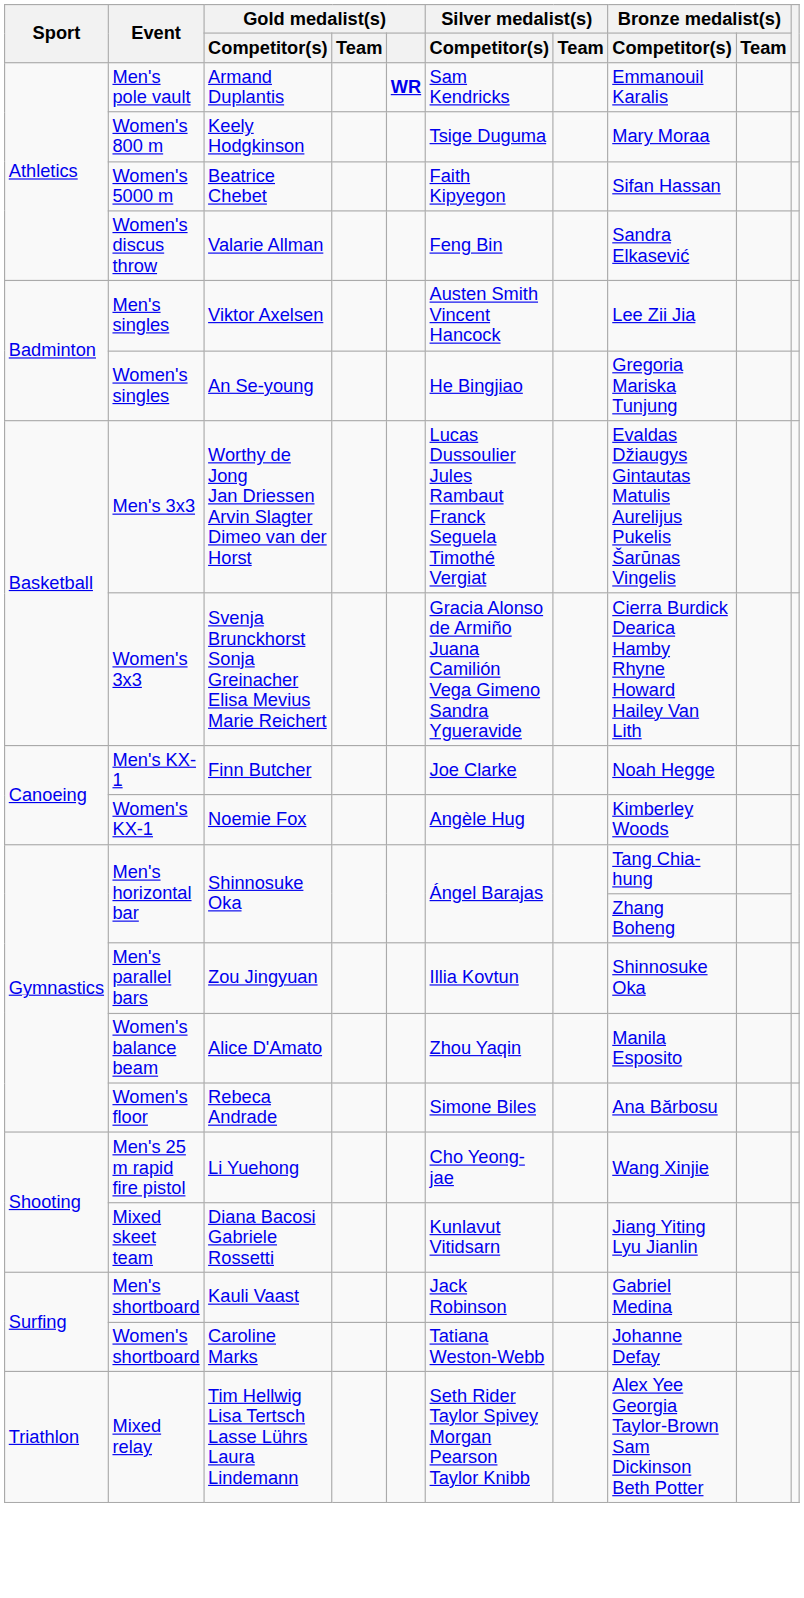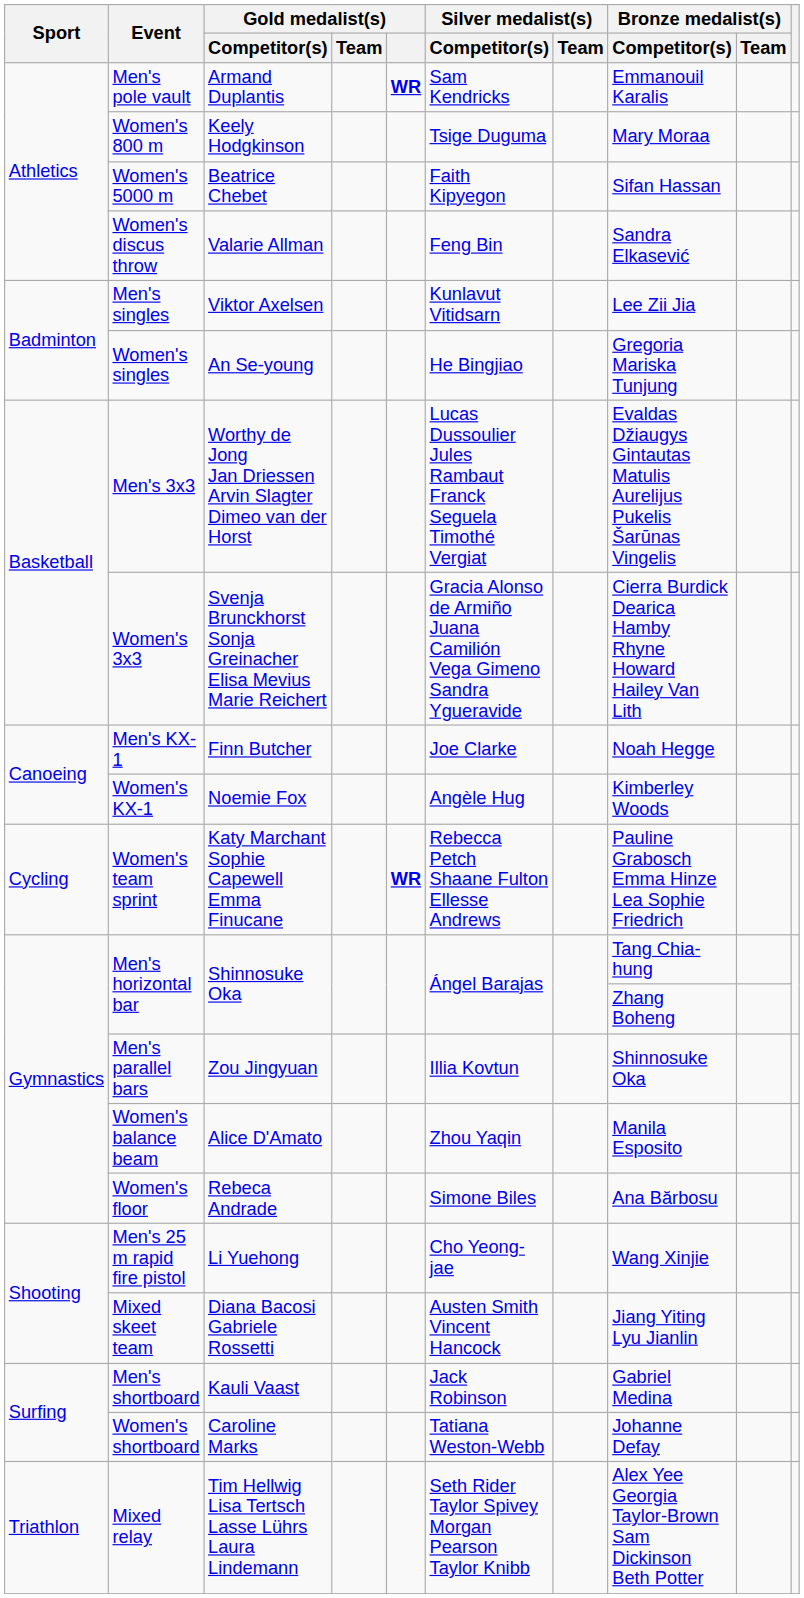(484, 315) Austen Smith Vincent Hancock -> (465, 305) Kunlavut Vitidsarn
+ row: (150, 879)
(465, 1237) Kunlavut Vitidsarn -> (484, 1327) Austen Smith Vincent Hancock
